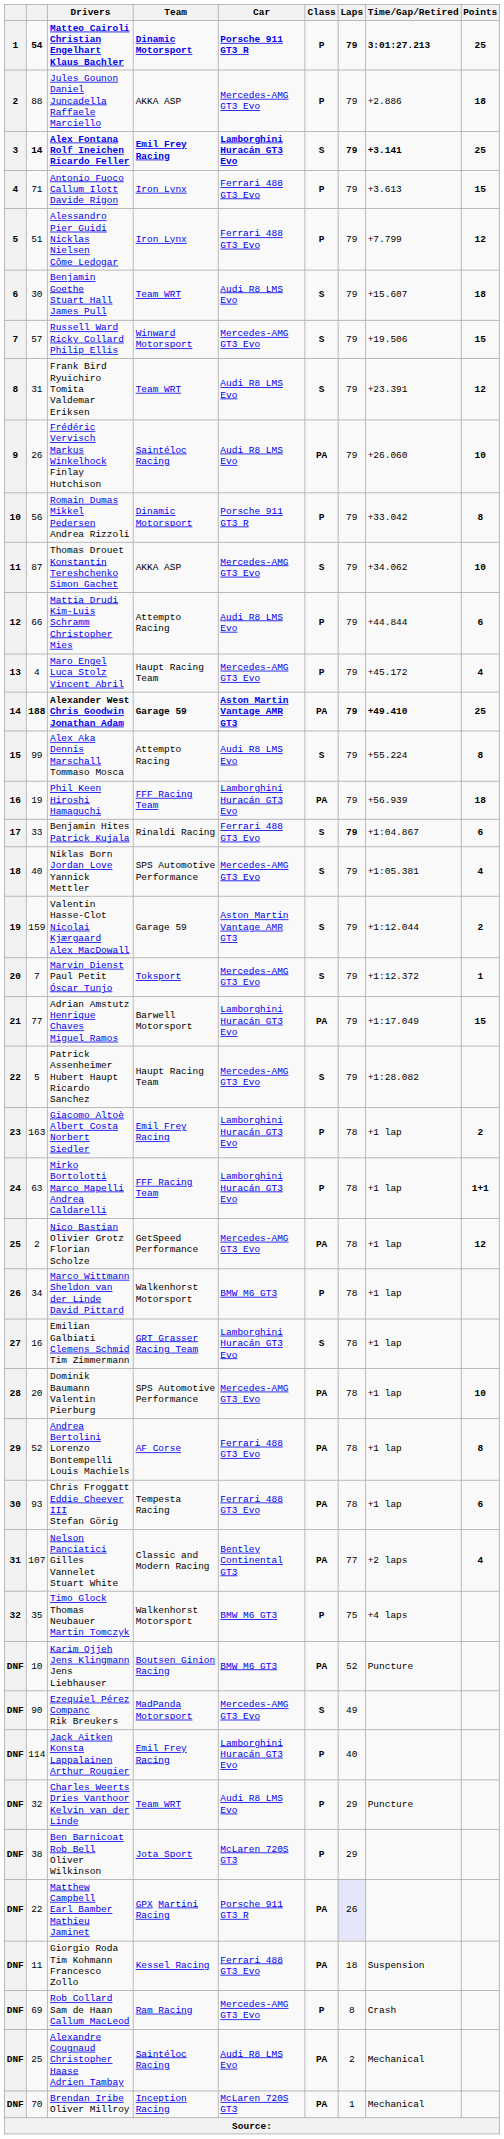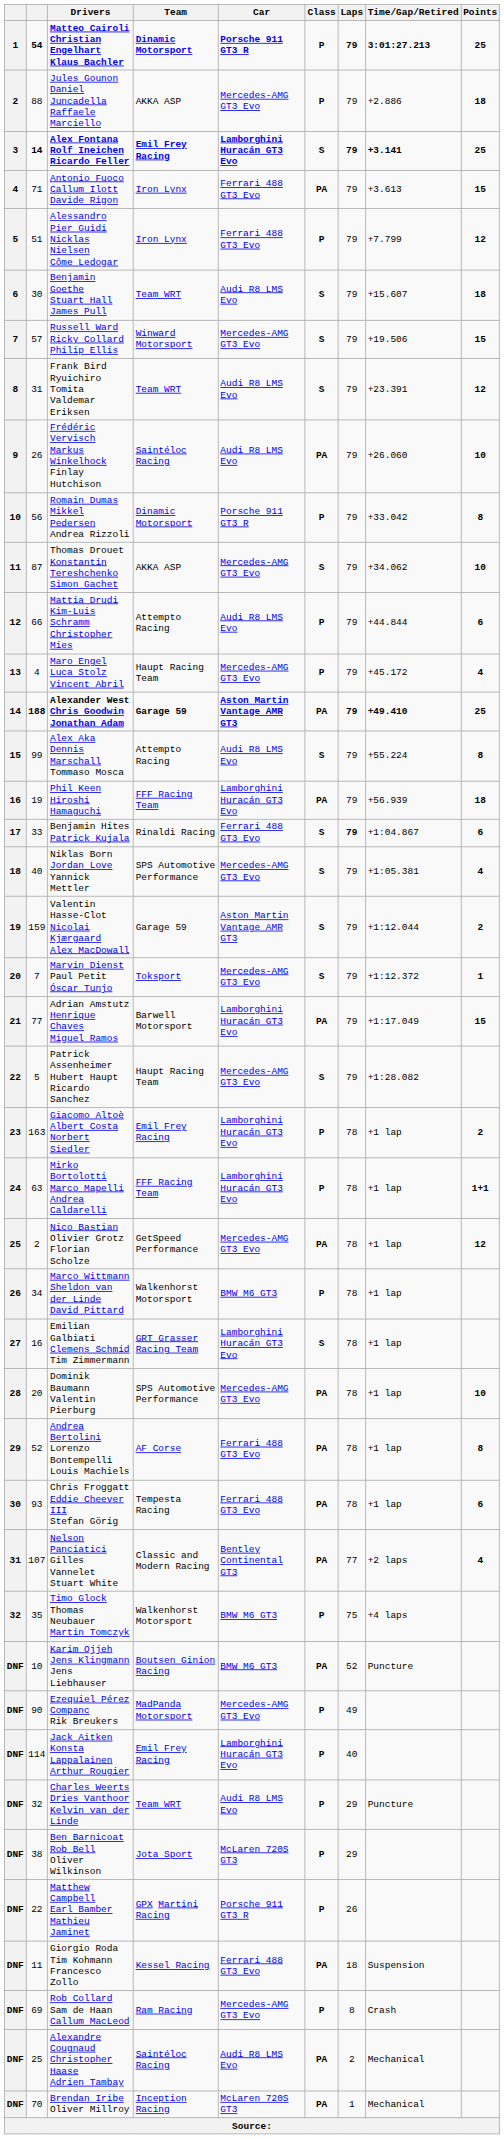(322, 189) P -> (322, 189) PA
(322, 1710) S -> (322, 1710) P
(322, 1910) PA -> (322, 1910) P
(352, 1910) lavender background -> (352, 1910) no background
